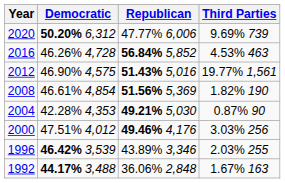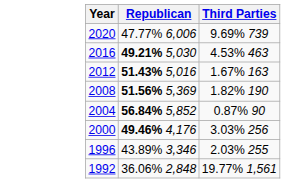- column: (78, 14)
(159, 53) 56.84% 5,852 -> (159, 53) 49.21% 5,030
(239, 72) 19.77% 1,561 -> (239, 72) 1.67% 163
(159, 110) 49.21% 5,030 -> (159, 110) 56.84% 5,852
(239, 168) 1.67% 163 -> (239, 168) 19.77% 1,561
